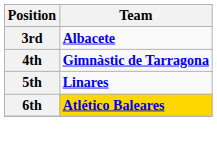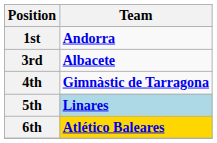+ row: (32, 37)
(86, 82) no background -> (86, 104) lightblue background
